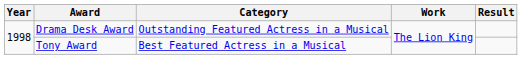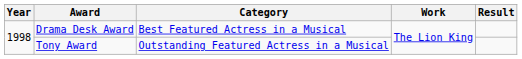(264, 29) Outstanding Featured Actress in a Musical -> (242, 29) Best Featured Actress in a Musical
(242, 46) Best Featured Actress in a Musical -> (264, 46) Outstanding Featured Actress in a Musical
